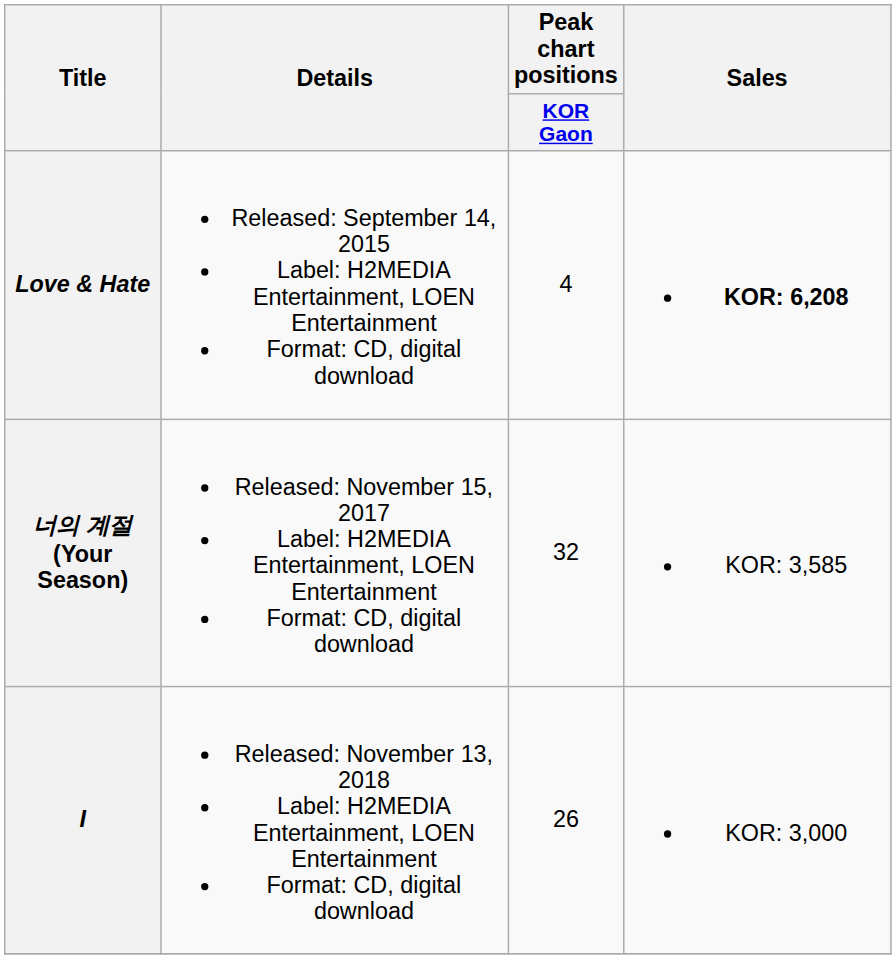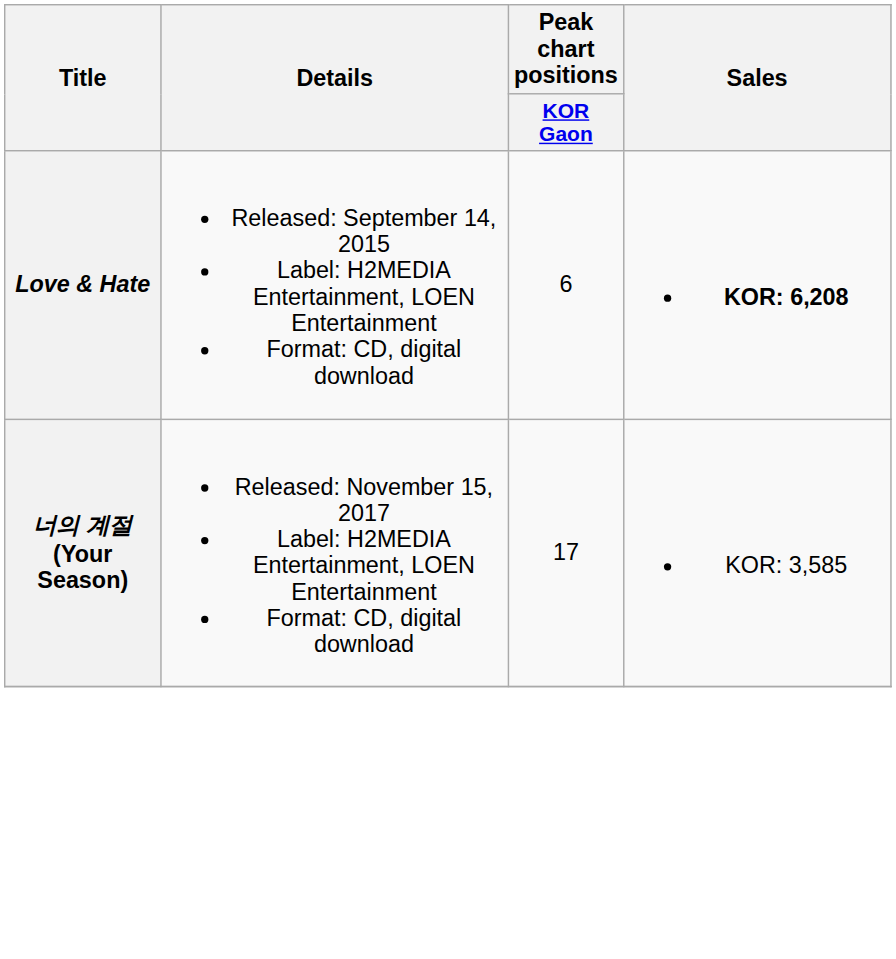(566, 284) 4 -> (566, 284) 6
(566, 552) 32 -> (566, 552) 17
- row: (83, 820)
